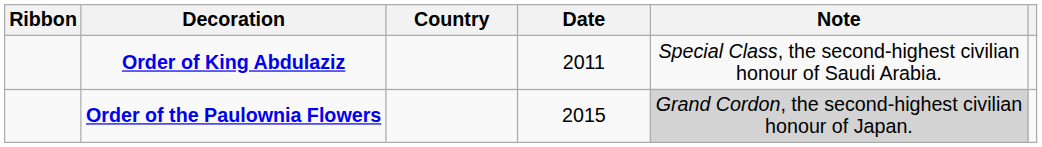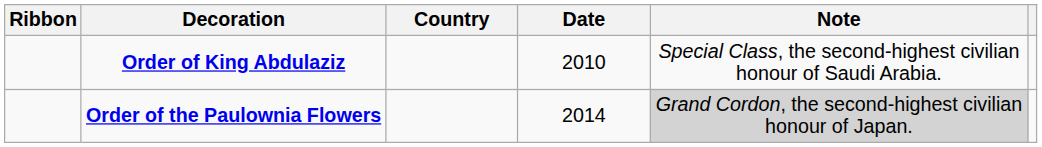(584, 62) 2011 -> (584, 62) 2010
(584, 115) 2015 -> (584, 115) 2014
